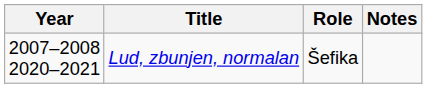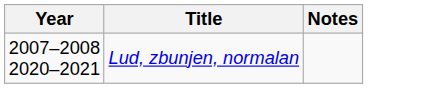- column: (333, 18)
